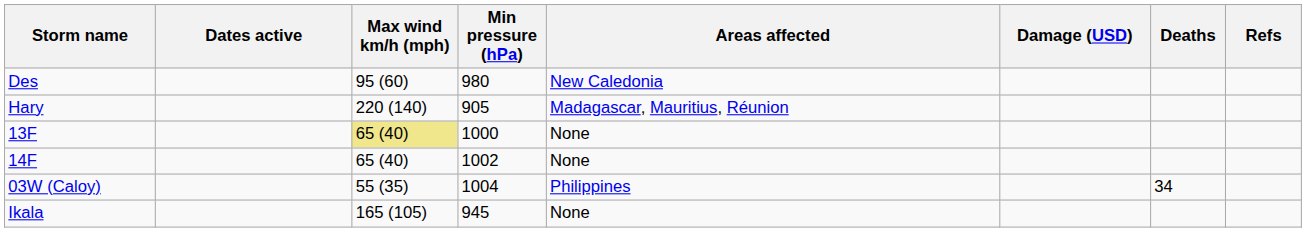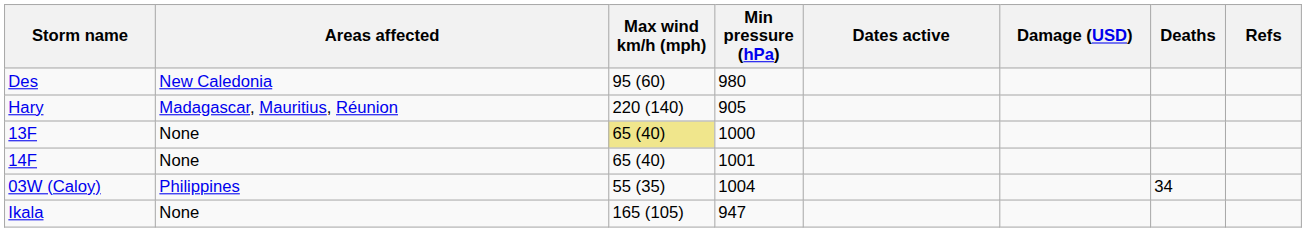columns swapped: (254, 36) <-> (773, 36)
(480, 160) 1002 -> (737, 160) 1001
(475, 213) 945 -> (732, 213) 947
